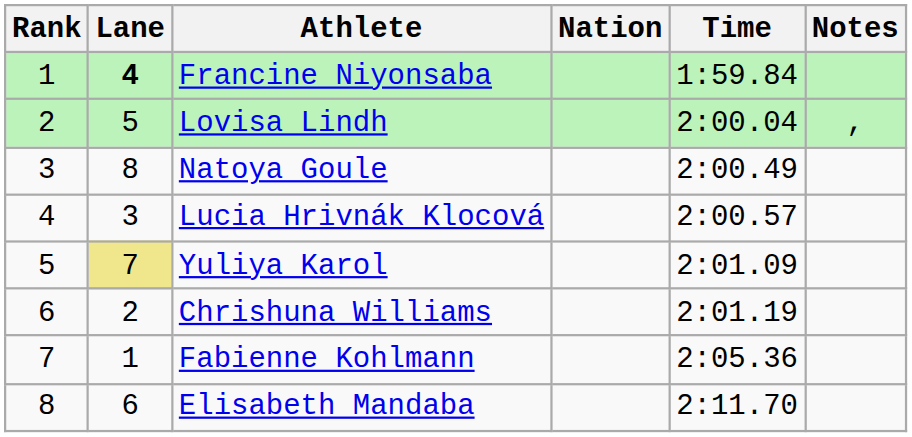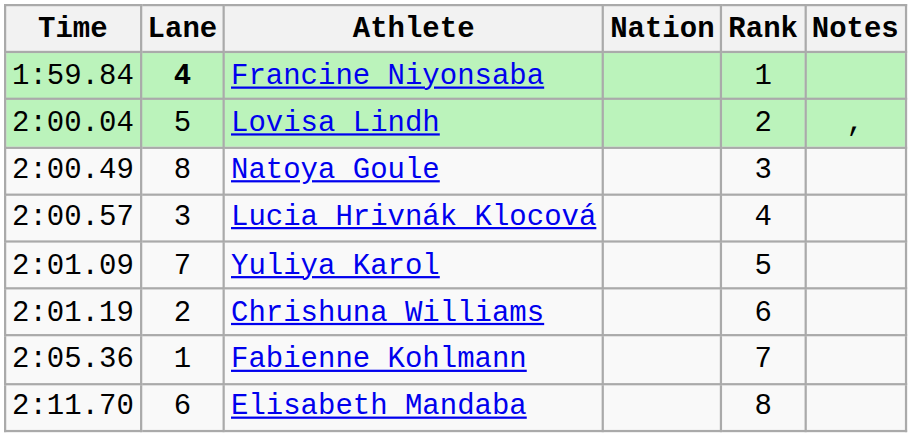columns swapped: (47, 29) <-> (737, 29)
(130, 265) khaki background -> (182, 265) no background
